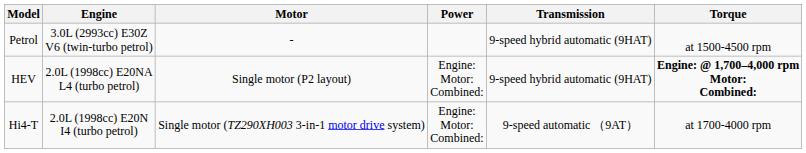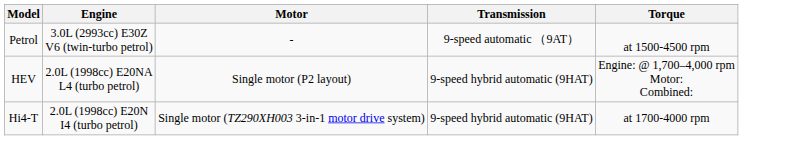- column: (457, 14)
(570, 39) 9-speed hybrid automatic (9HAT) -> (512, 39) 9-speed automatic （9AT）
(728, 79) bold -> (667, 79) normal
(570, 124) 9-speed automatic （9AT） -> (512, 118) 9-speed hybrid automatic (9HAT)
